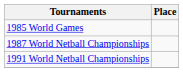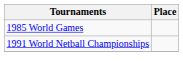- row: (78, 43)
